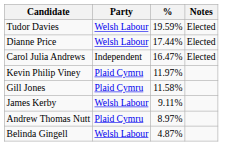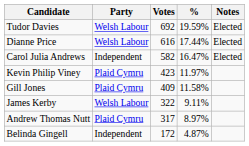+ column: (164, 12)
(121, 133) Welsh Labour -> (118, 133) Independent
